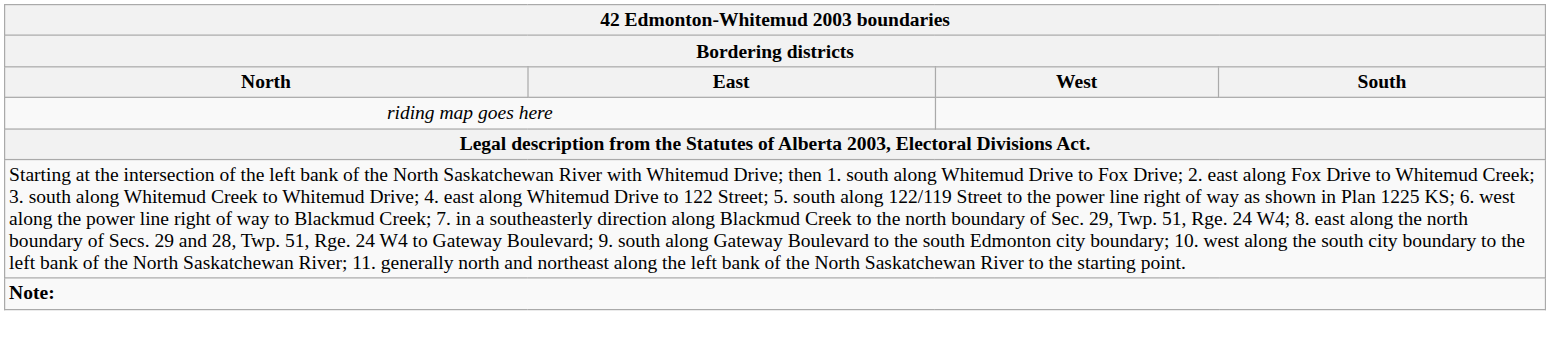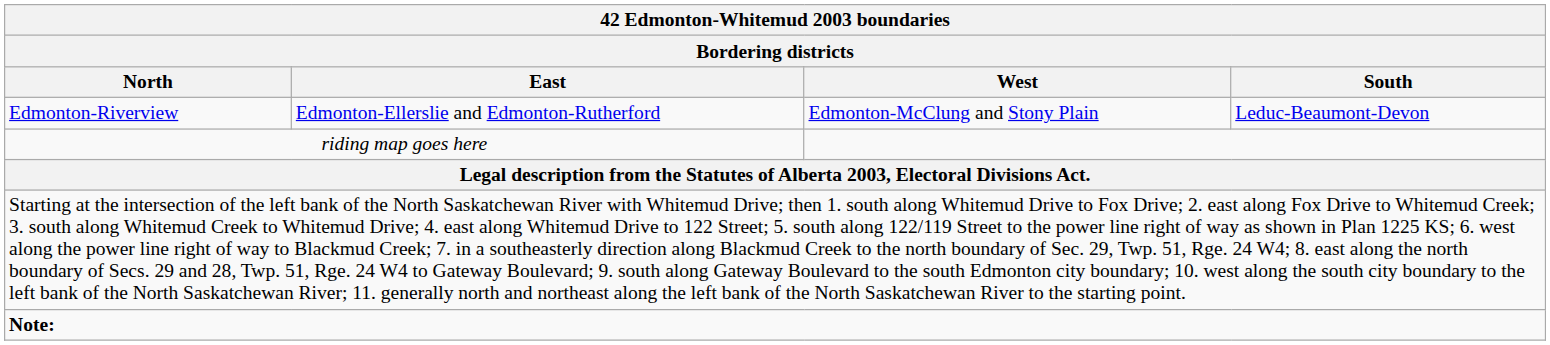+ row: (94, 112)
